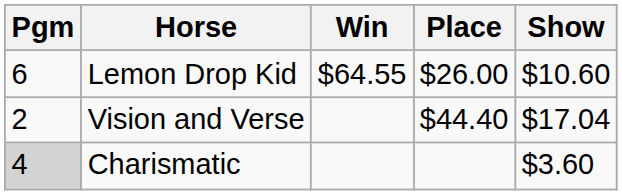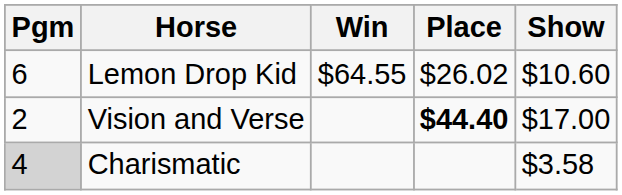(464, 73) $26.00 -> (464, 73) $26.02
(464, 119) normal -> (464, 119) bold
(566, 119) $17.04 -> (566, 119) $17.00
(558, 165) $3.60 -> (558, 165) $3.58
